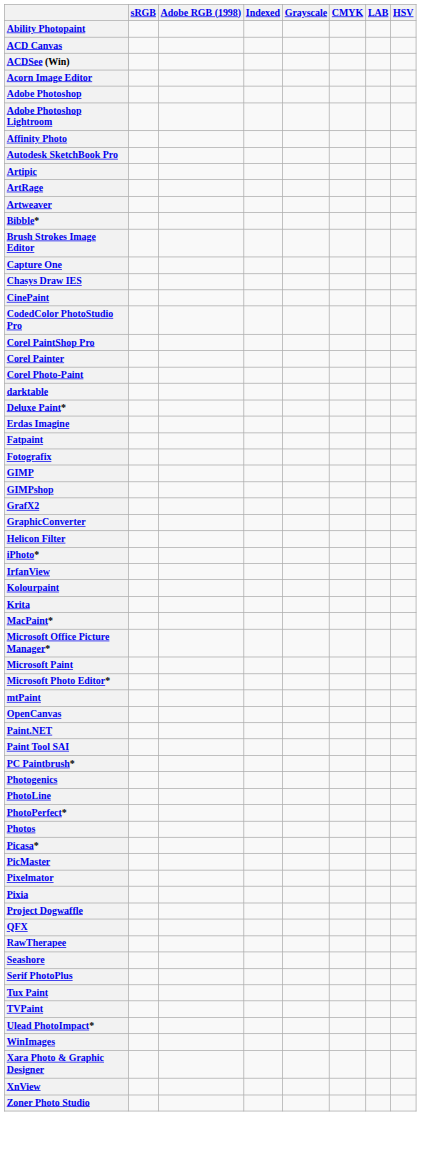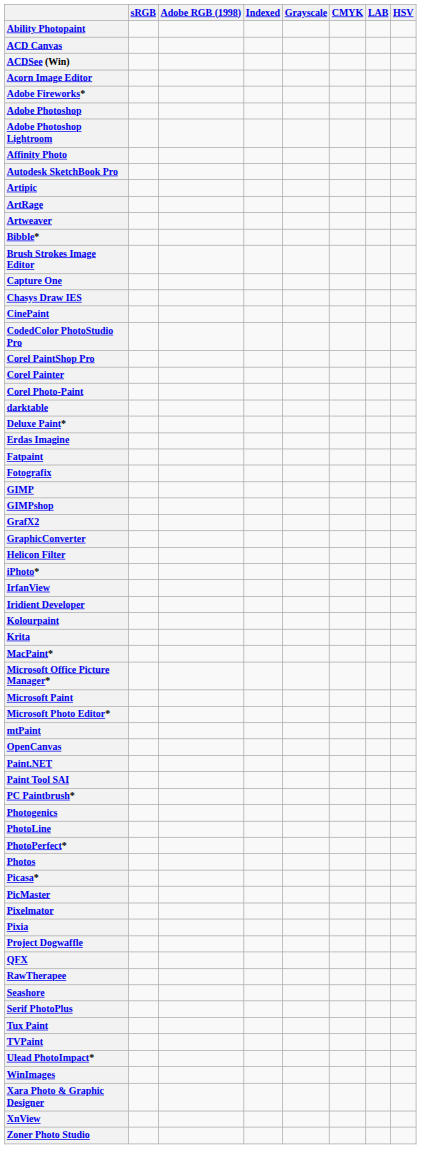+ row: (46, 94)
+ row: (46, 604)
